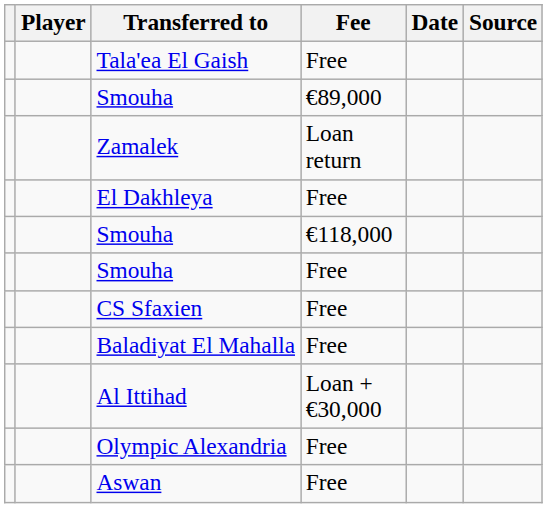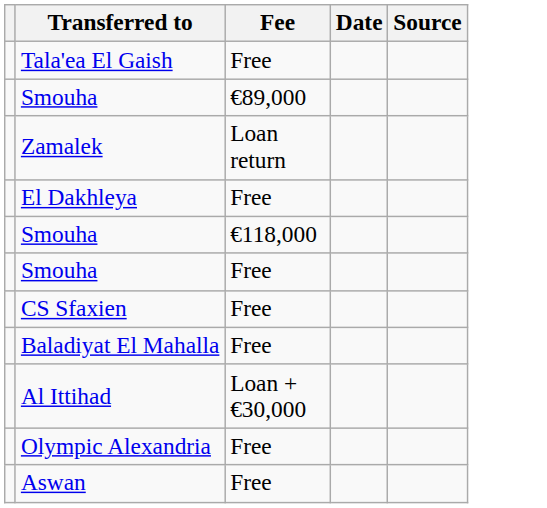- column: (53, 23)
